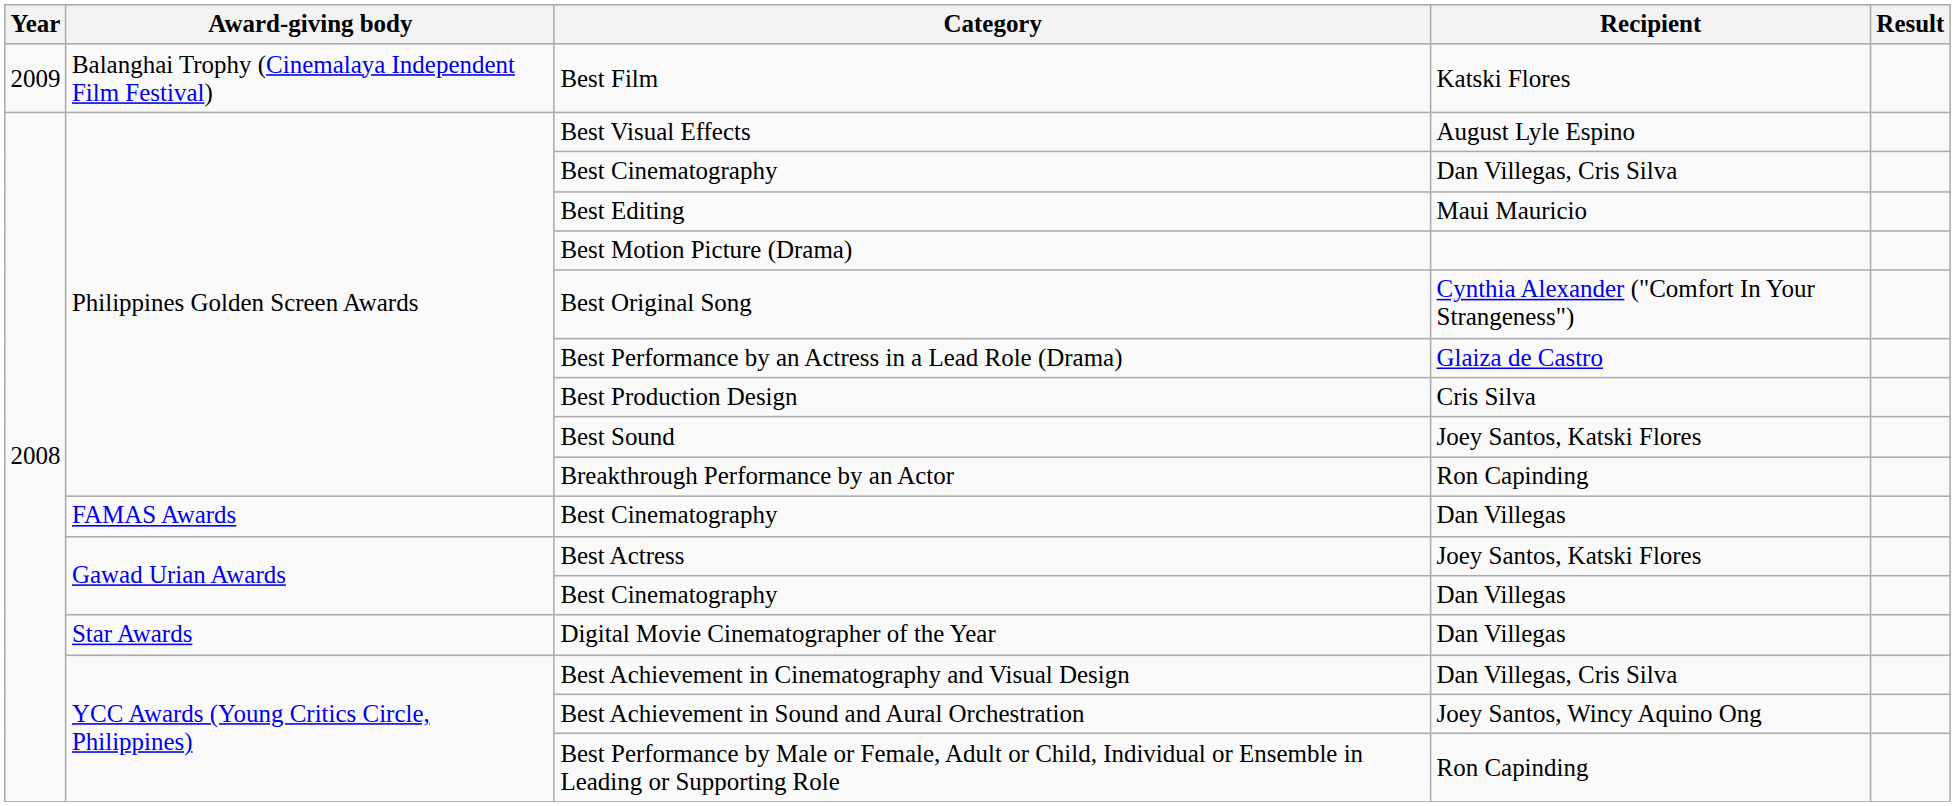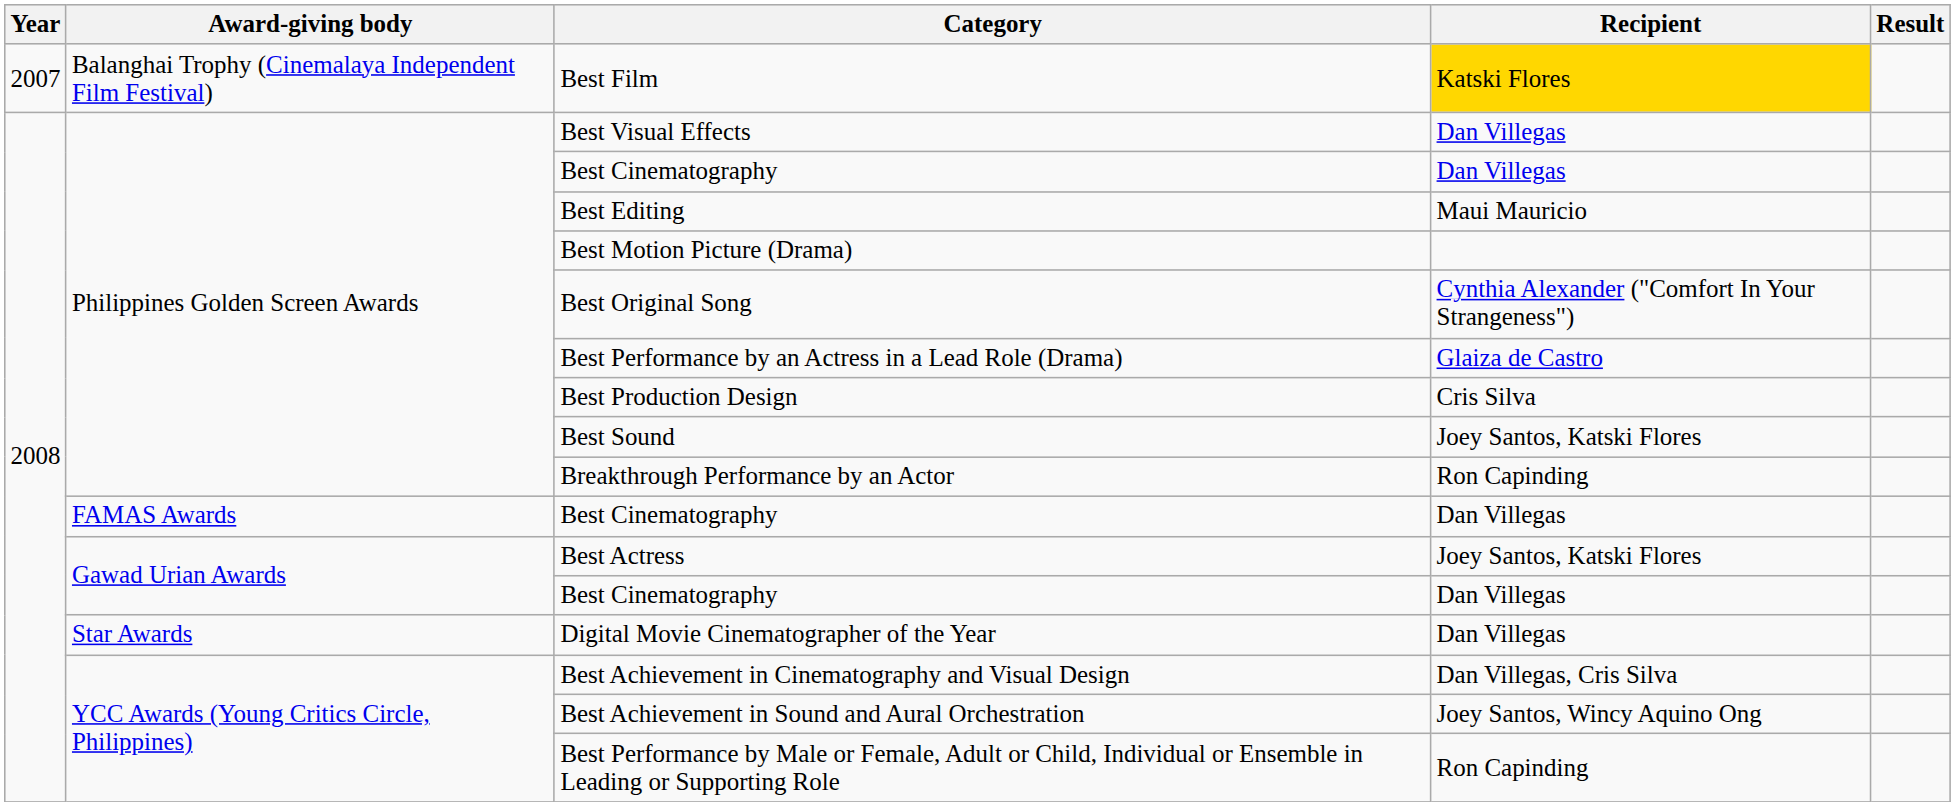(35, 77) 2009 -> (35, 77) 2007
(1503, 77) no background -> (1503, 77) gold background
(1536, 131) August Lyle Espino -> (1501, 131) Dan Villegas
(1557, 171) Dan Villegas, Cris Silva -> (1501, 171) Dan Villegas
